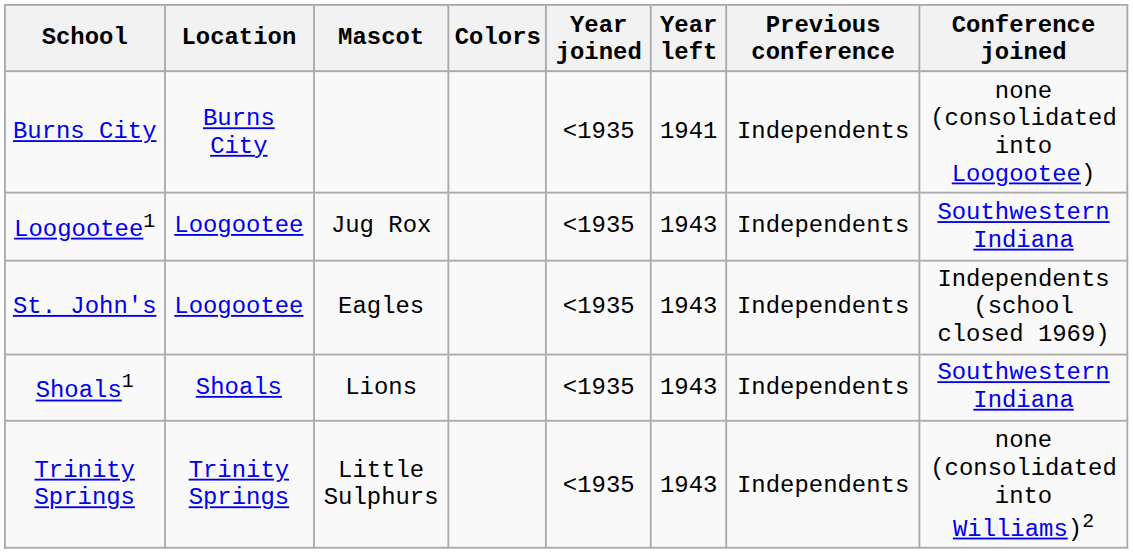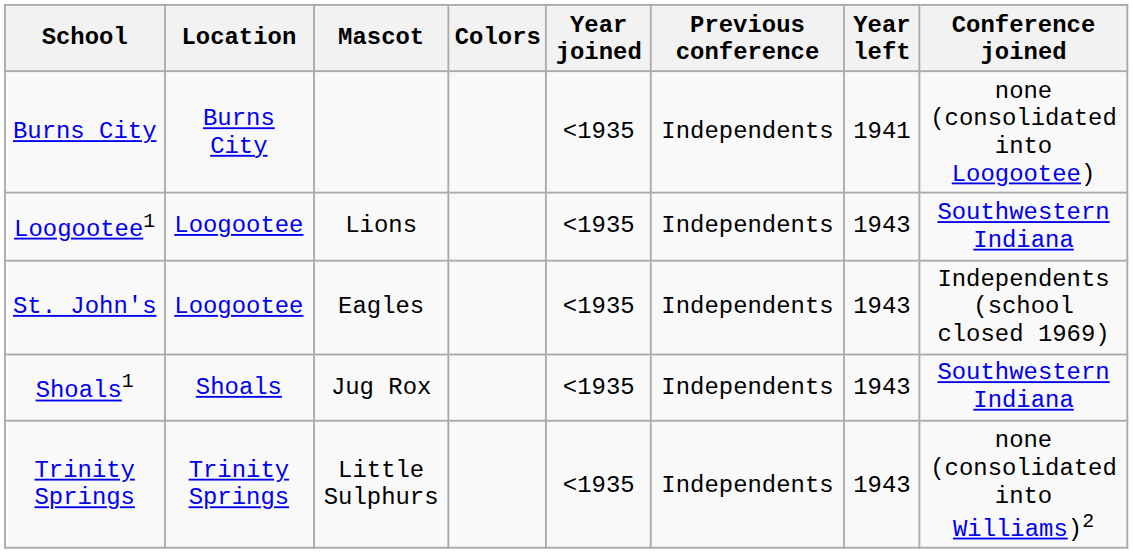columns swapped: (823, 38) <-> (689, 38)
(381, 227) Jug Rox -> (381, 227) Lions
(381, 387) Lions -> (381, 387) Jug Rox
